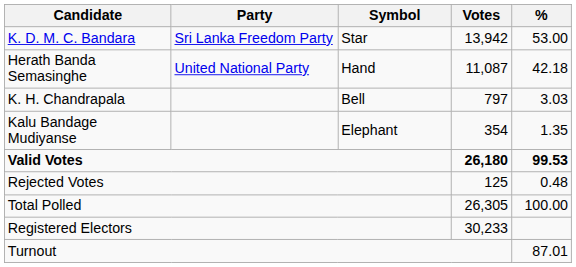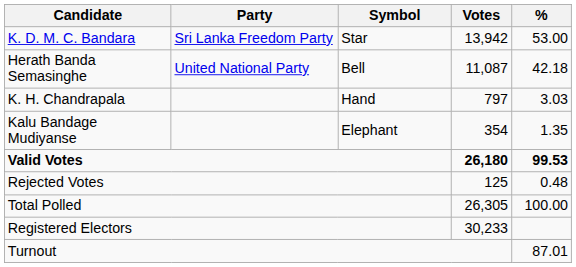(358, 68) Hand -> (353, 68) Bell
(353, 99) Bell -> (358, 99) Hand
